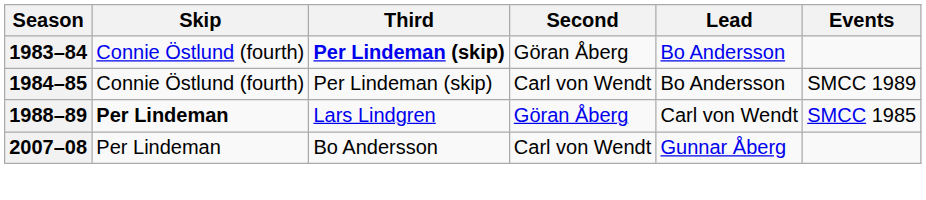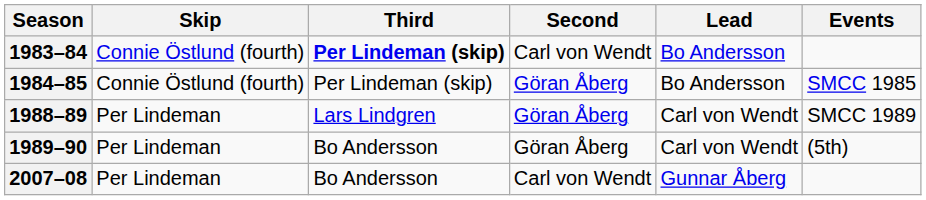(571, 52) Göran Åberg -> (583, 52) Carl von Wendt
(583, 83) Carl von Wendt -> (571, 83) Göran Åberg
(862, 83) SMCC 1989 -> (862, 83) SMCC 1985
(162, 115) bold -> (159, 115) normal
(862, 115) SMCC 1985 -> (862, 115) SMCC 1989
+ row: (48, 147)
